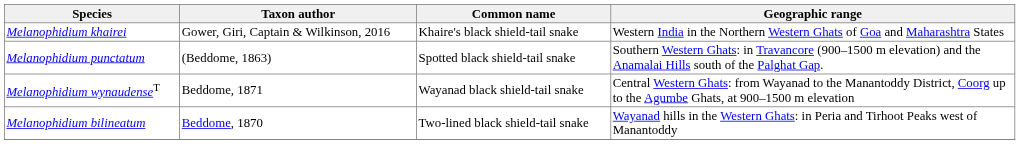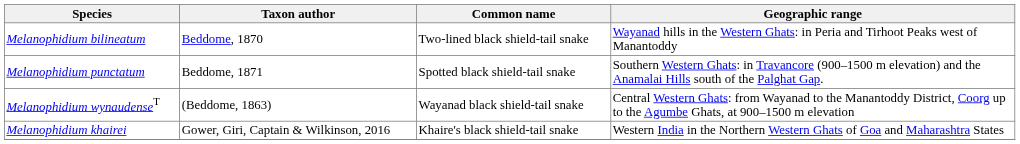rows swapped: (76, 123) <-> (66, 32)
(227, 57) (Beddome, 1863) -> (222, 72) Beddome, 1871
(222, 90) Beddome, 1871 -> (227, 104) (Beddome, 1863)
